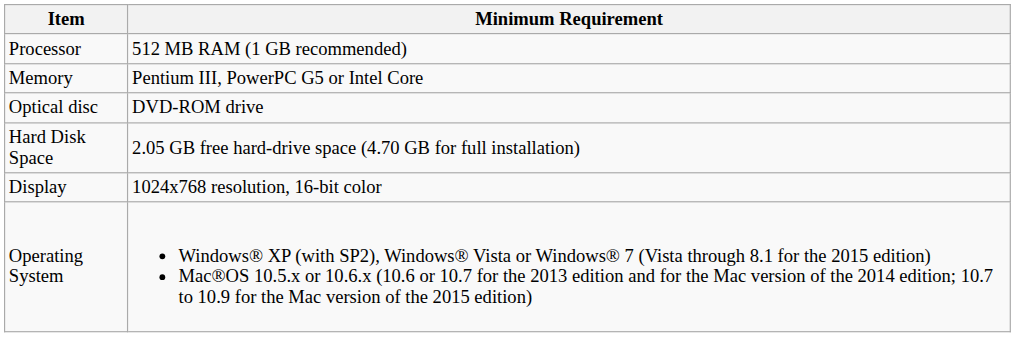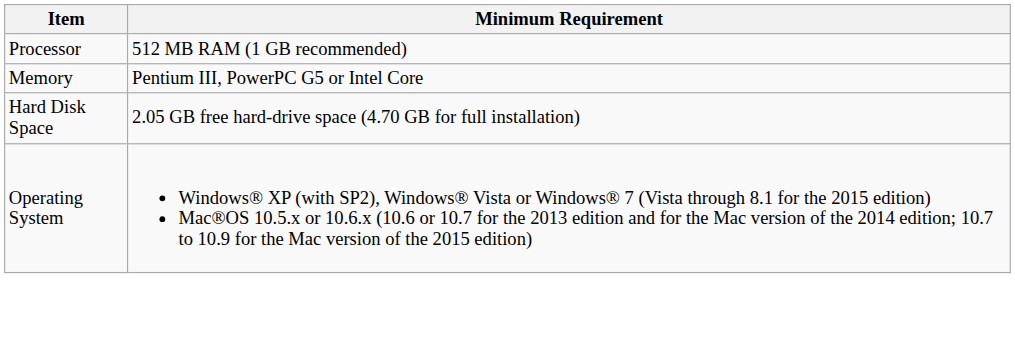- row: (53, 107)
- row: (38, 187)
